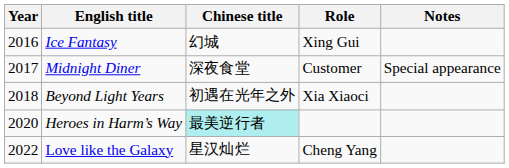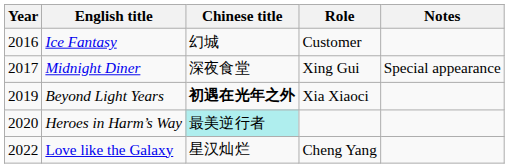(331, 42) Xing Gui -> (332, 42) Customer
(332, 69) Customer -> (331, 69) Xing Gui
(23, 95) 2018 -> (23, 95) 2019
(242, 95) normal -> (242, 95) bold
